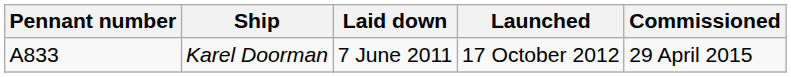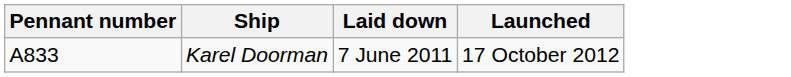- column: (705, 21)
